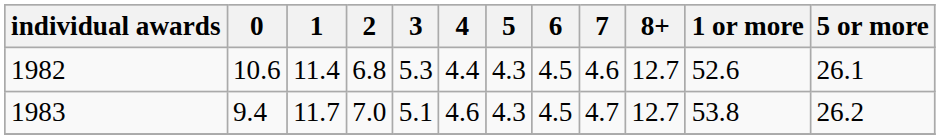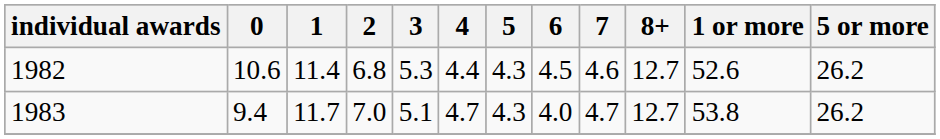(840, 69) 26.1 -> (840, 69) 26.2
(462, 112) 4.6 -> (462, 112) 4.7
(555, 112) 4.5 -> (555, 112) 4.0
